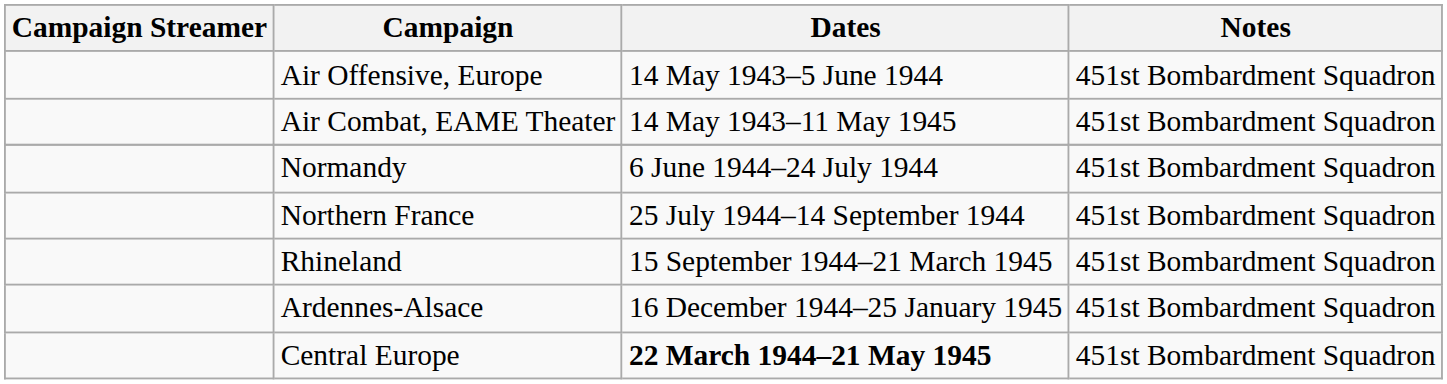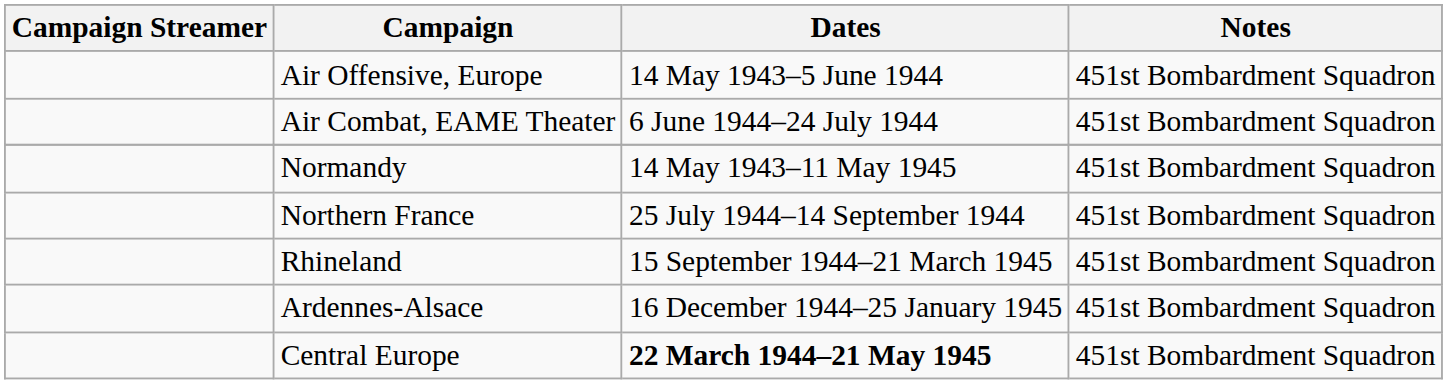(793, 121) 14 May 1943–11 May 1945 -> (783, 121) 6 June 1944–24 July 1944
(783, 167) 6 June 1944–24 July 1944 -> (793, 167) 14 May 1943–11 May 1945
